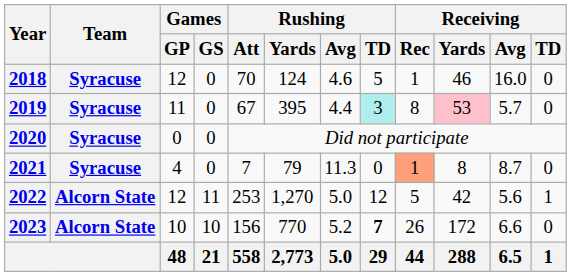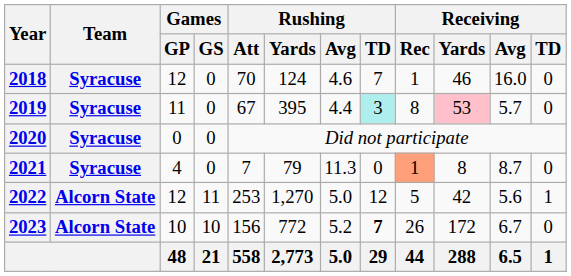(378, 78) 5 -> (378, 78) 7
(292, 227) 770 -> (292, 227) 772
(510, 227) 6.6 -> (510, 227) 6.7
